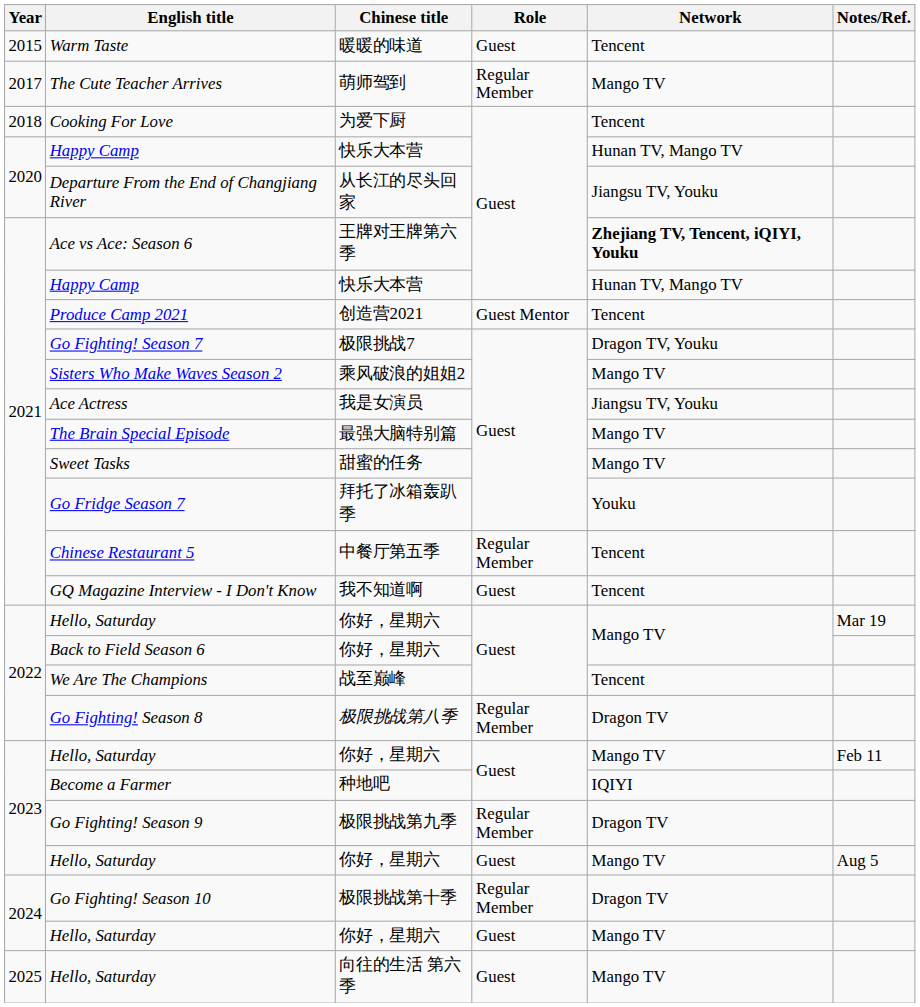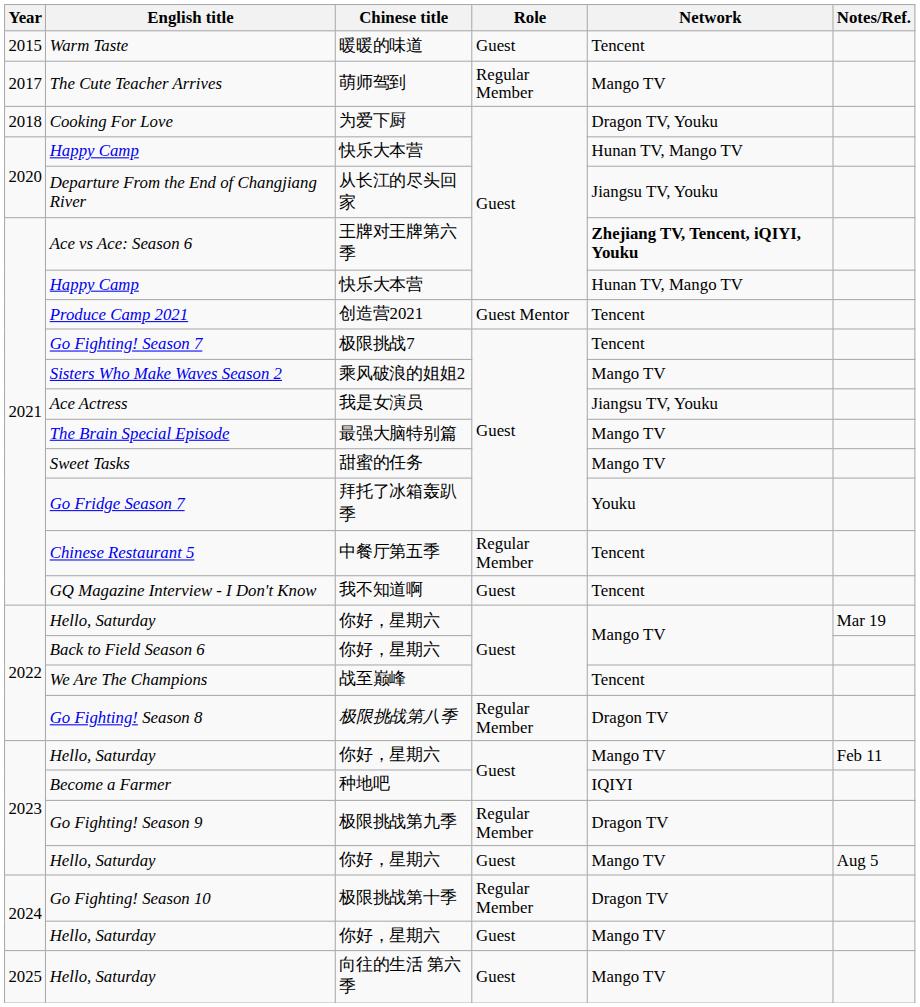(618, 121) Tencent -> (655, 121) Dragon TV, Youku
(655, 344) Dragon TV, Youku -> (618, 344) Tencent
